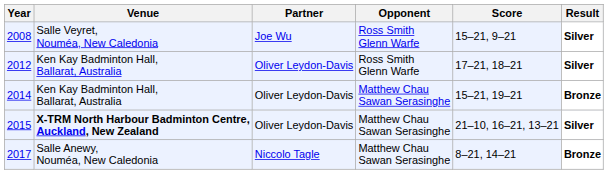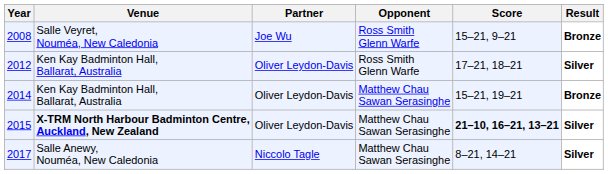(579, 37) Silver -> (582, 37) Bronze
(507, 125) normal -> (507, 125) bold
(582, 155) Bronze -> (579, 155) Silver
